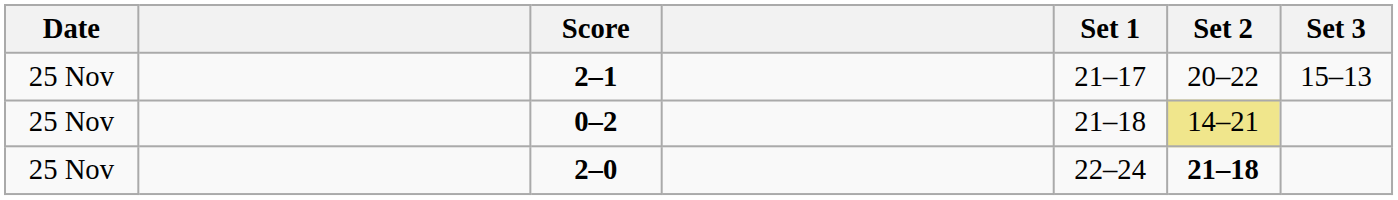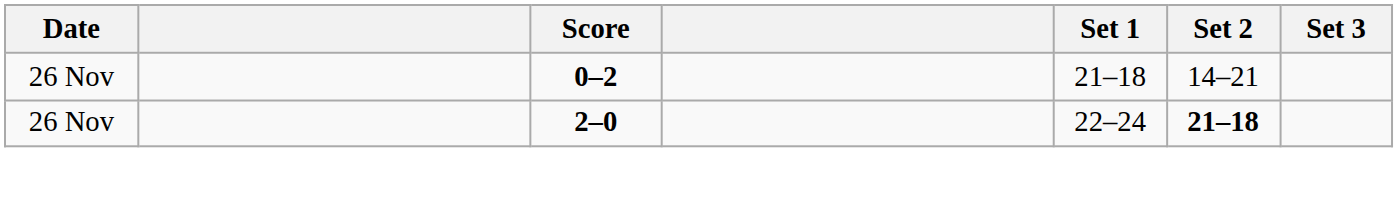- row: (596, 75)
(71, 123) 25 Nov -> (71, 75) 26 Nov
(1223, 123) khaki background -> (1223, 75) no background
(71, 170) 25 Nov -> (71, 123) 26 Nov
